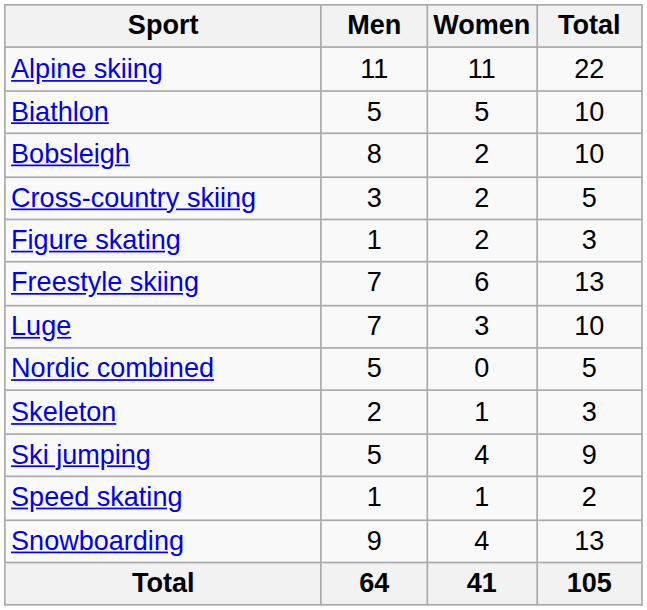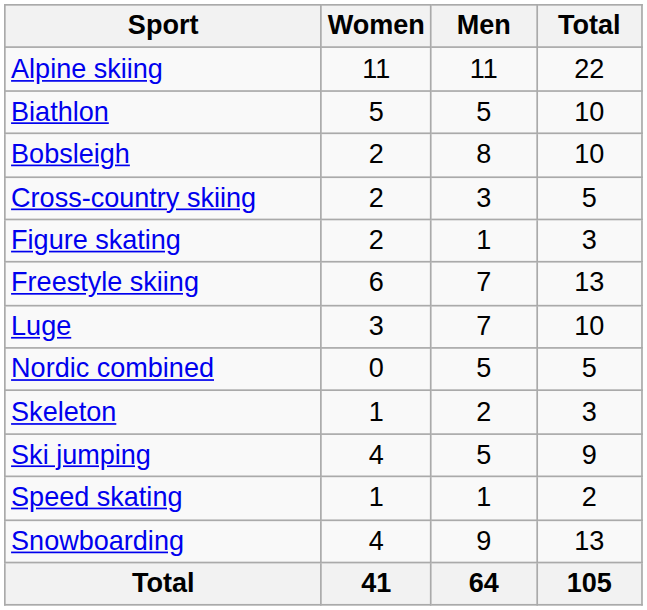columns swapped: (374, 25) <-> (482, 25)
